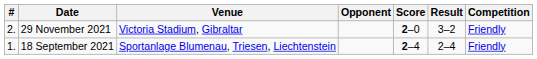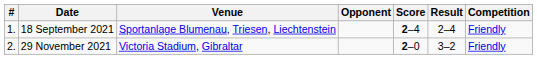rows swapped: (67, 46) <-> (66, 29)
